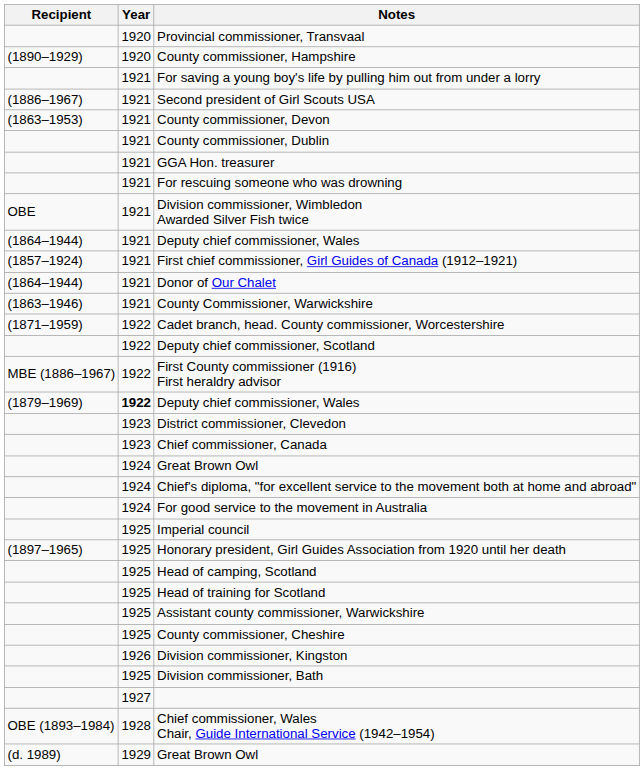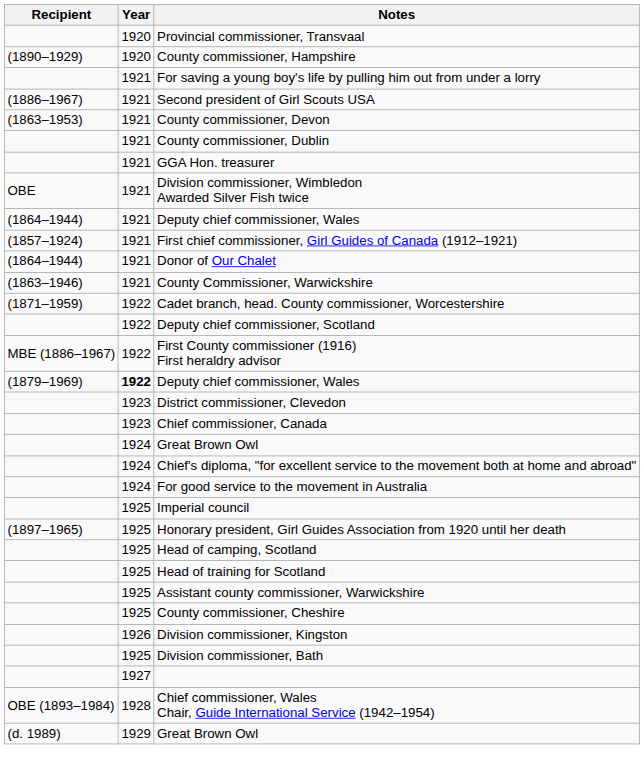- row: (61, 183)
